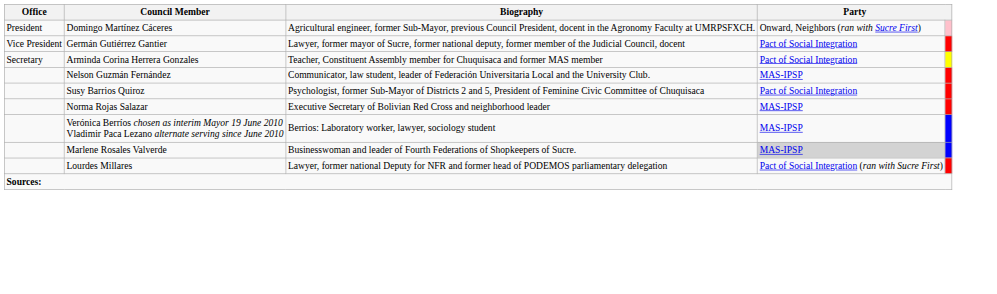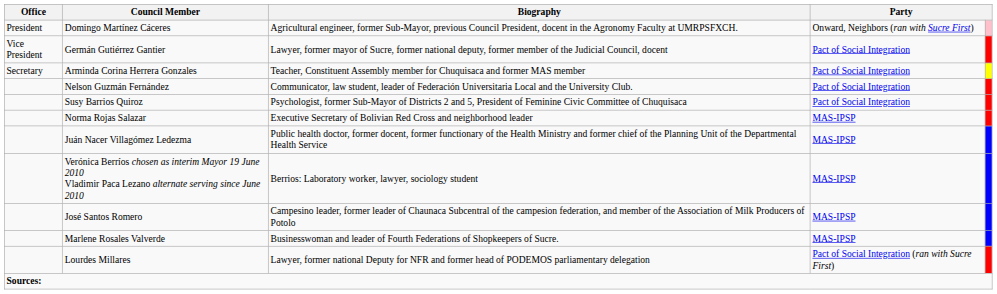(781, 75) MAS-IPSP -> (861, 87) Pact of Social Integration
+ row: (128, 140)
+ row: (104, 217)
(781, 150) lightgrey background -> (834, 238) no background
